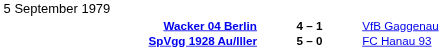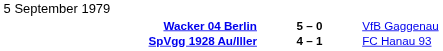(310, 26) 4 – 1 -> (310, 26) 5 – 0
(310, 41) 5 – 0 -> (310, 41) 4 – 1
